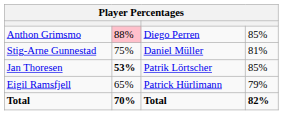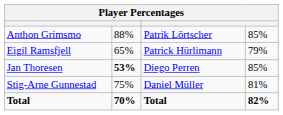(124, 34) pink background -> (124, 34) no background
(172, 34) Diego Perren -> (178, 34) Patrik Lörtscher
rows swapped: (51, 51) <-> (39, 84)
(178, 67) Patrik Lörtscher -> (172, 67) Diego Perren
